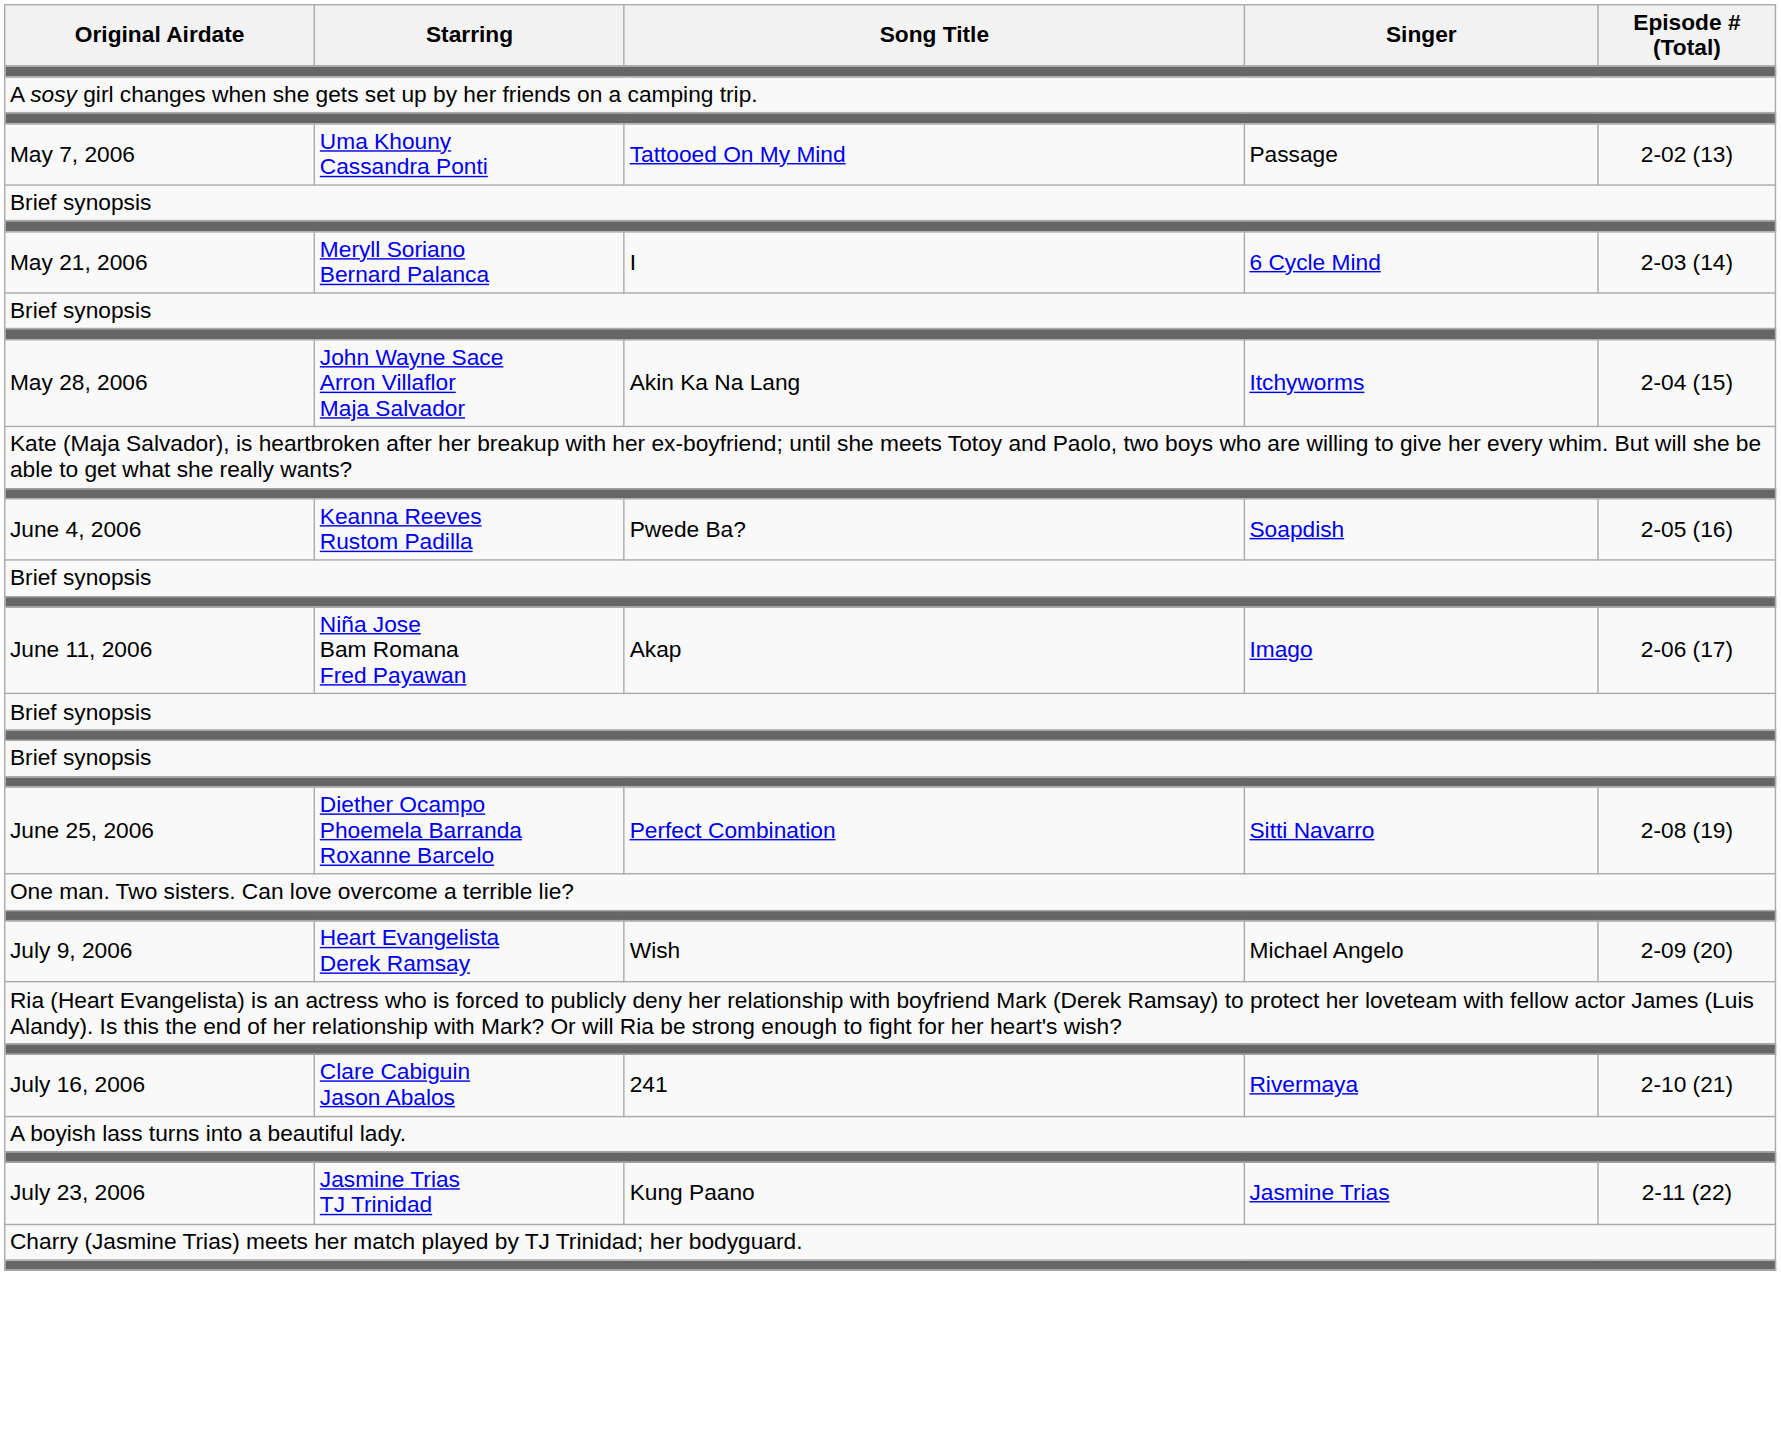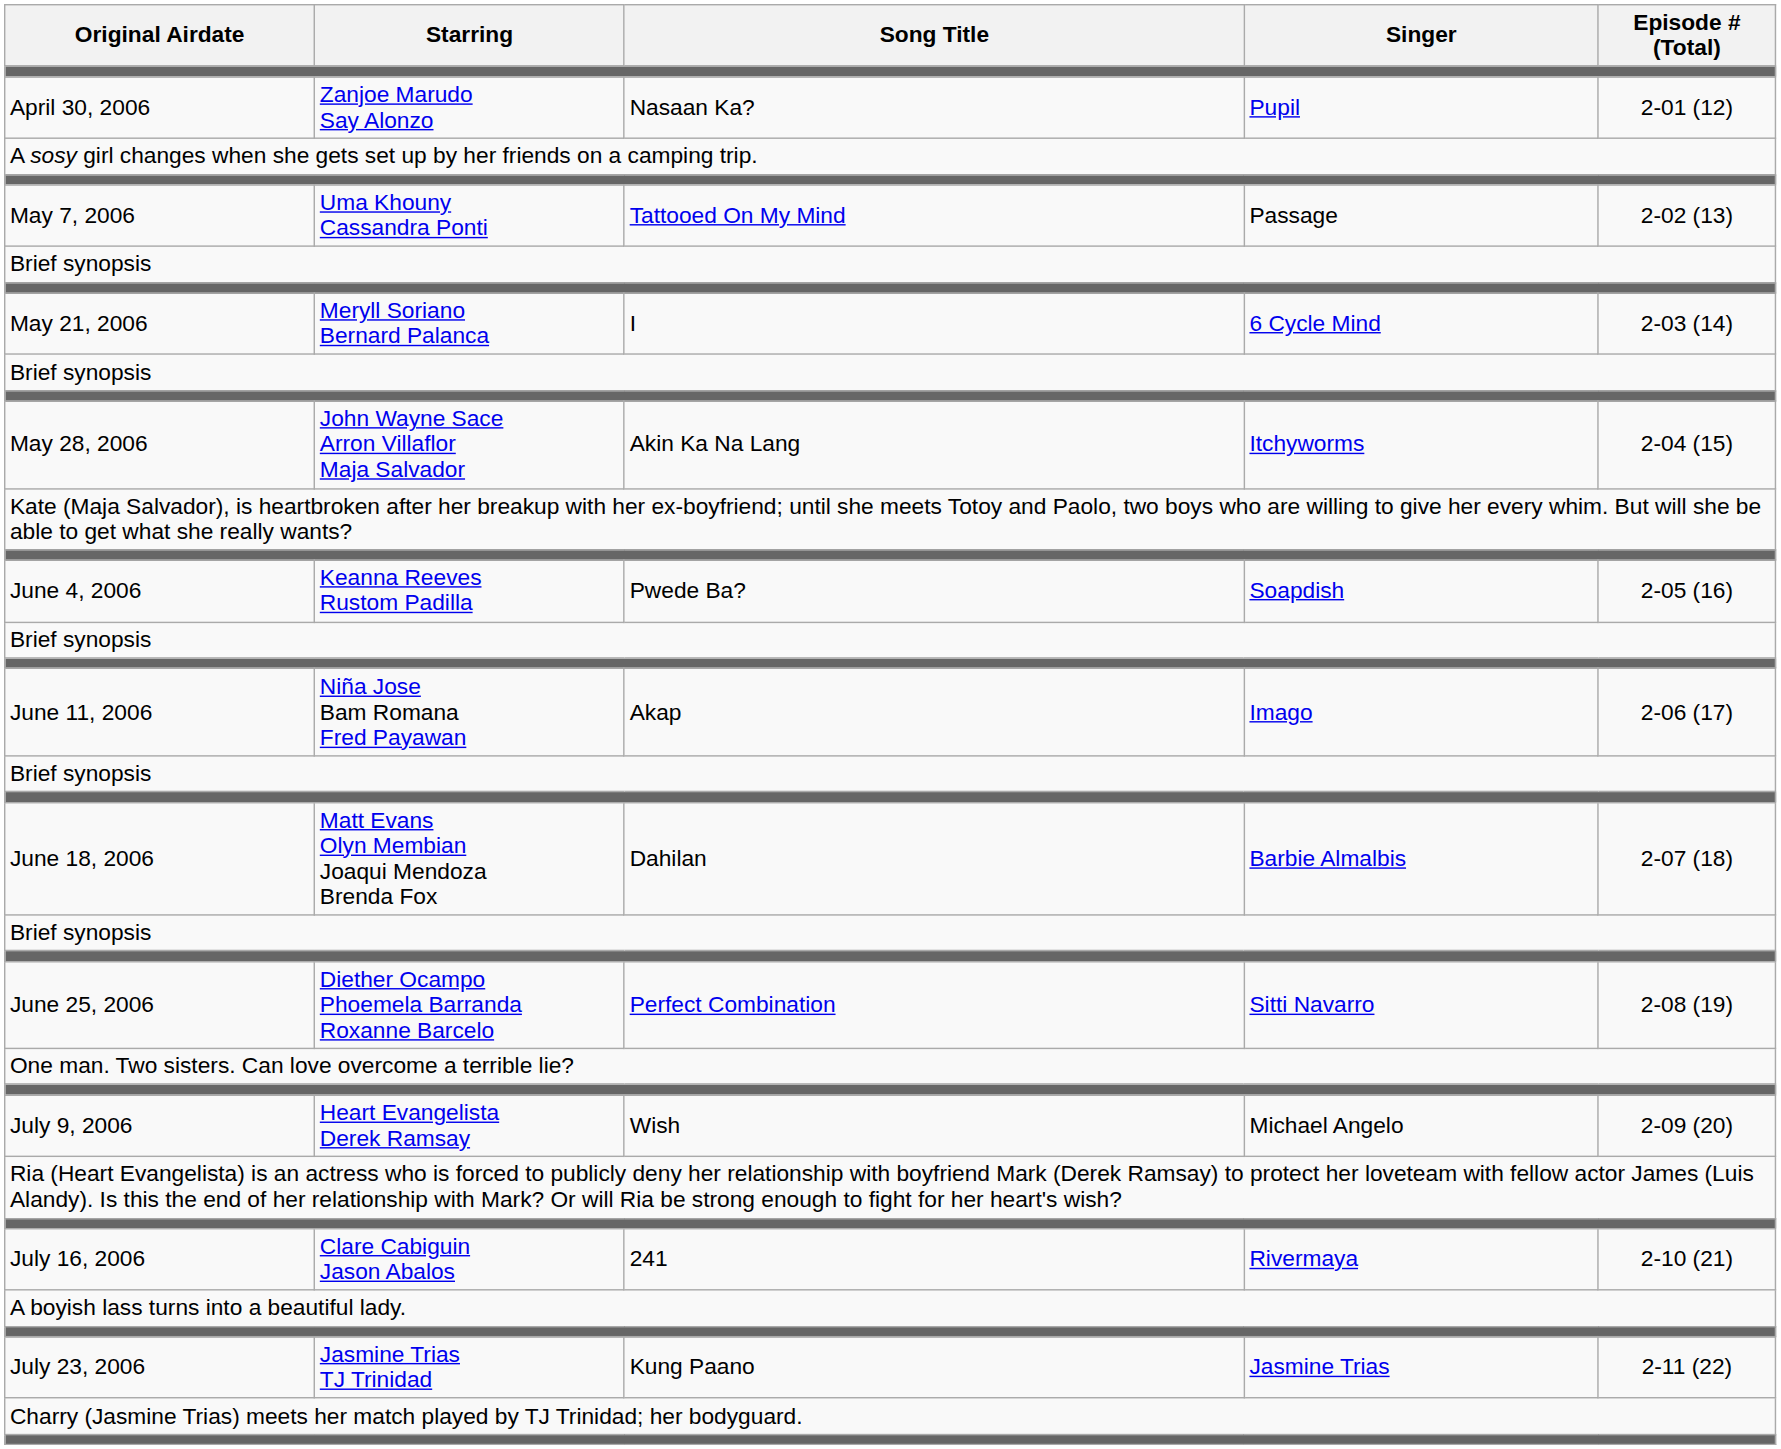+ row: (80, 107)
+ row: (82, 858)
